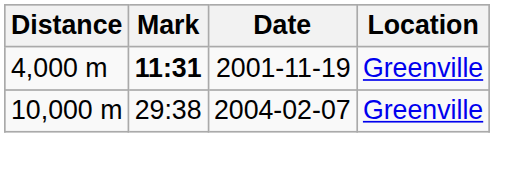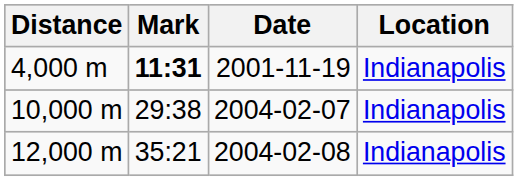(423, 68) Greenville -> (434, 68) Indianapolis
(423, 110) Greenville -> (434, 110) Indianapolis
+ row: (67, 152)
